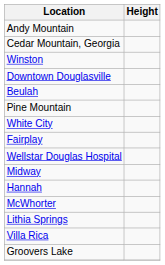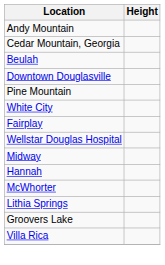- row: (25, 60)
rows swapped: (59, 76) <-> (22, 92)
rows swapped: (28, 236) <-> (40, 252)
